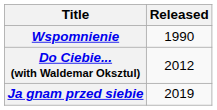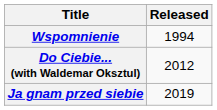(179, 36) 1990 -> (179, 36) 1994
